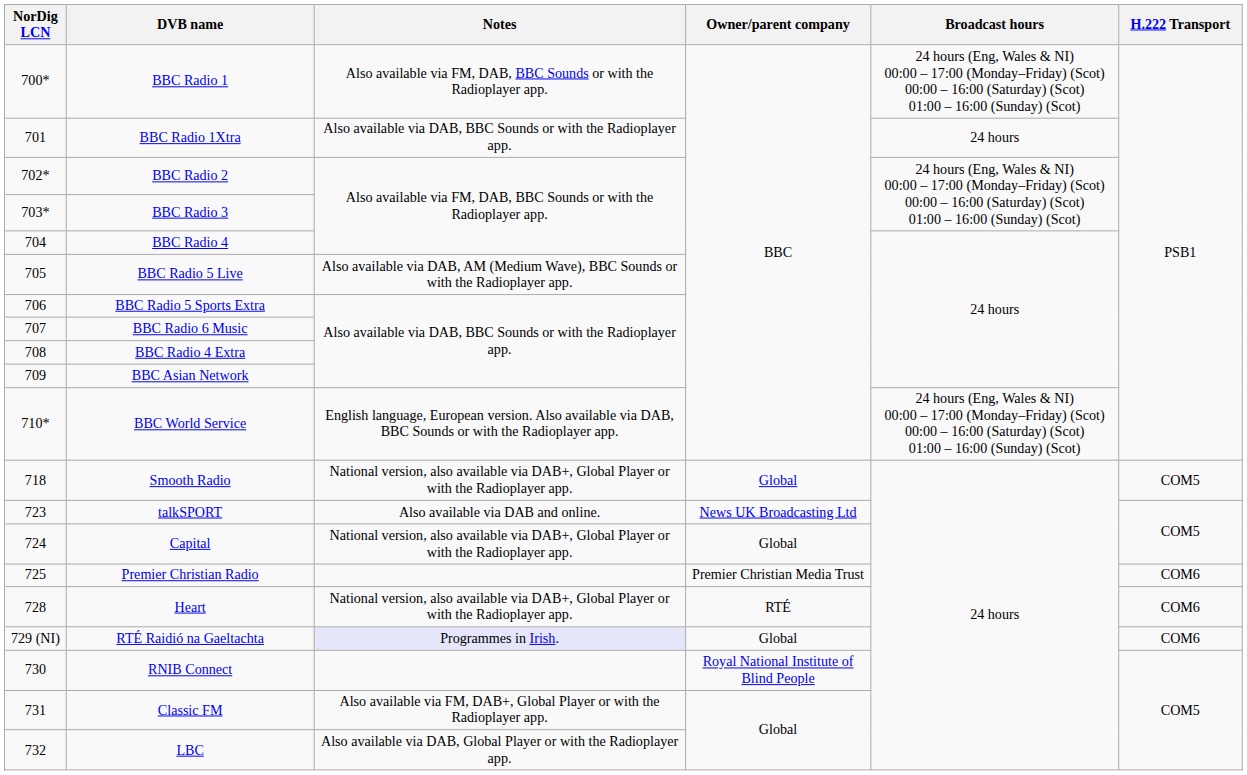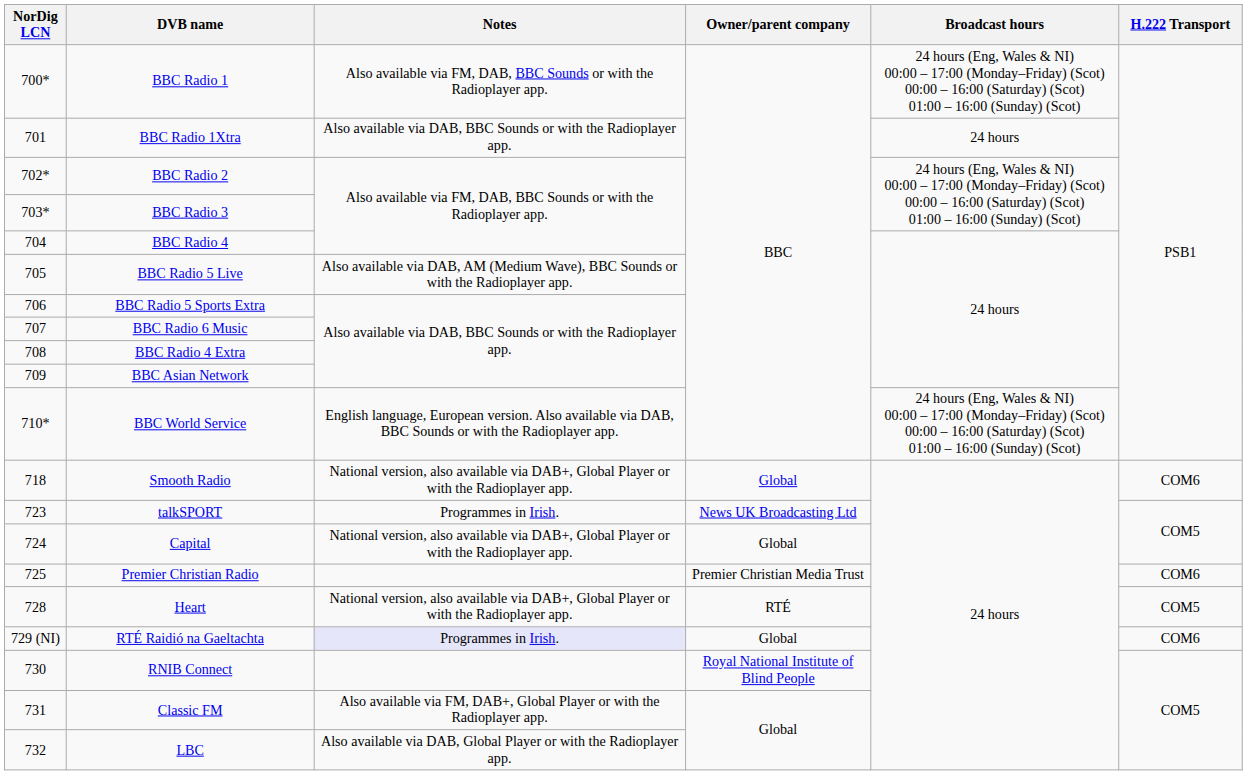(1180, 480) COM5 -> (1180, 480) COM6
(500, 512) Also available via DAB and online. -> (500, 512) Programmes in Irish.
(1180, 607) COM6 -> (1180, 607) COM5
